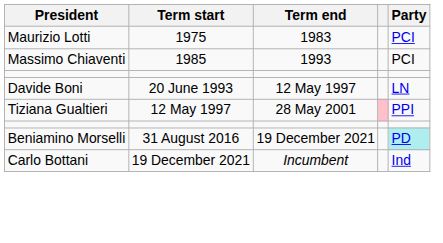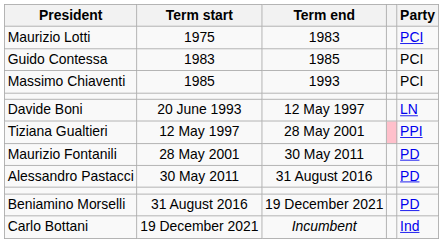+ row: (58, 59)
+ row: (62, 154)
+ row: (71, 176)
(401, 138) paleturquoise background -> (410, 204) no background
